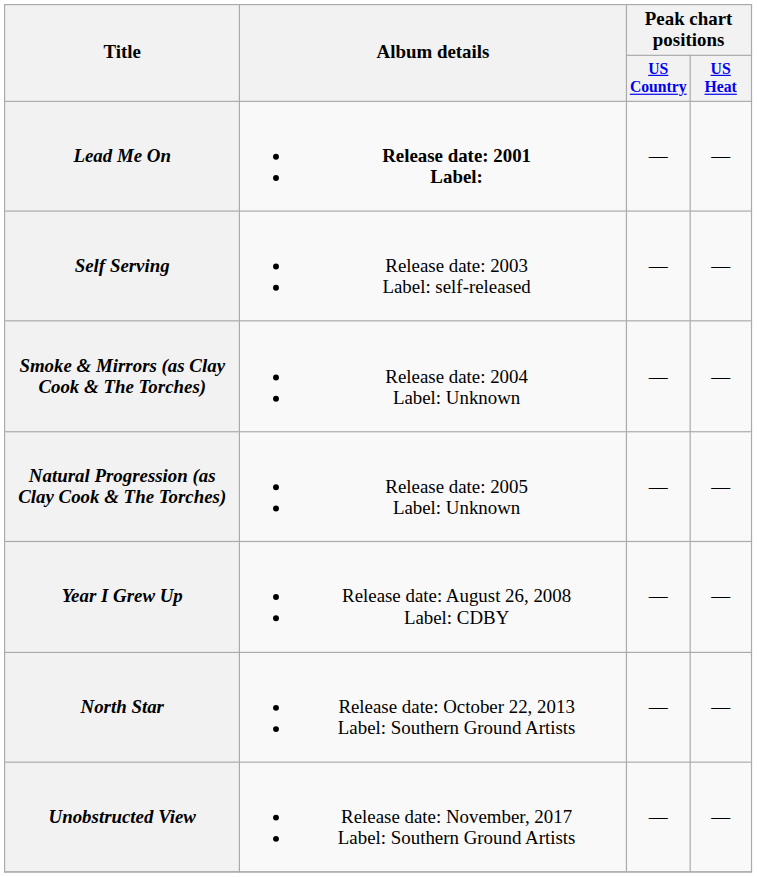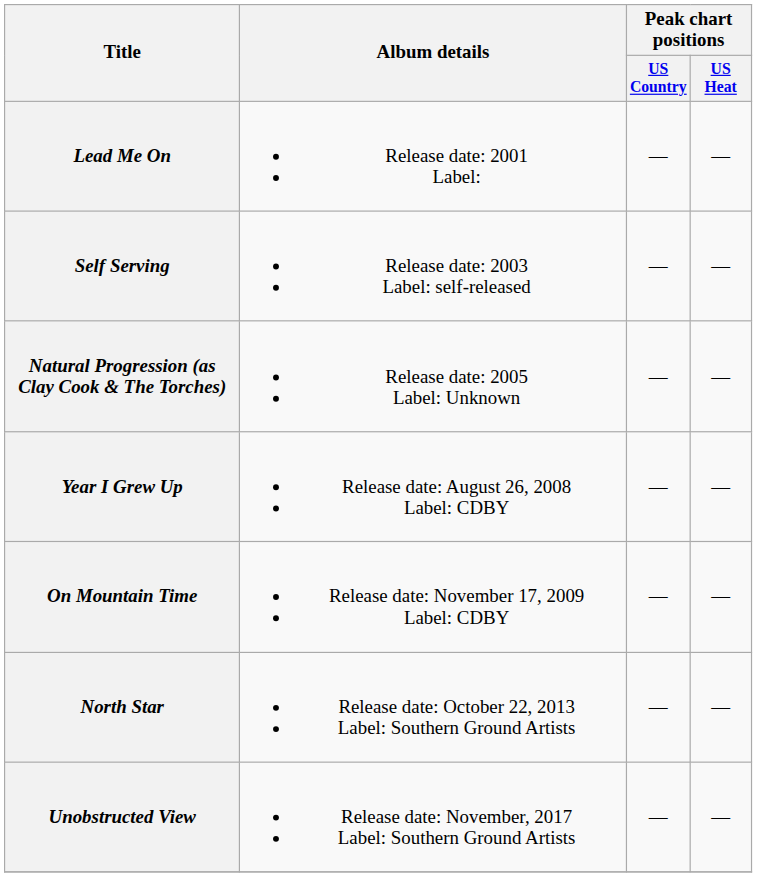(433, 167) bold -> (433, 167) normal
- row: (122, 376)
+ row: (122, 596)
